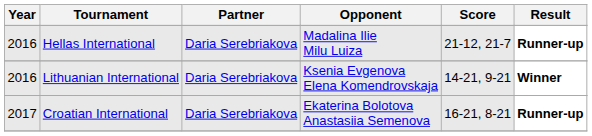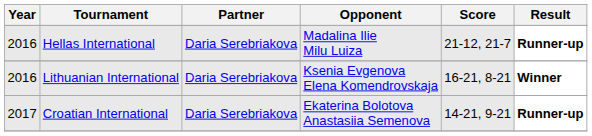(478, 78) 14-21, 9-21 -> (478, 78) 16-21, 8-21
(478, 114) 16-21, 8-21 -> (478, 114) 14-21, 9-21
